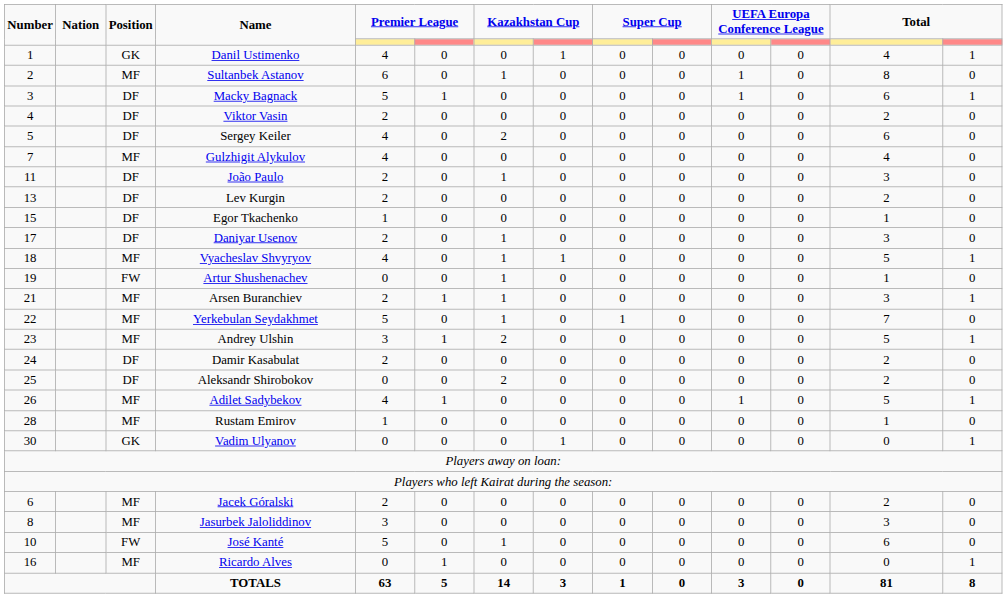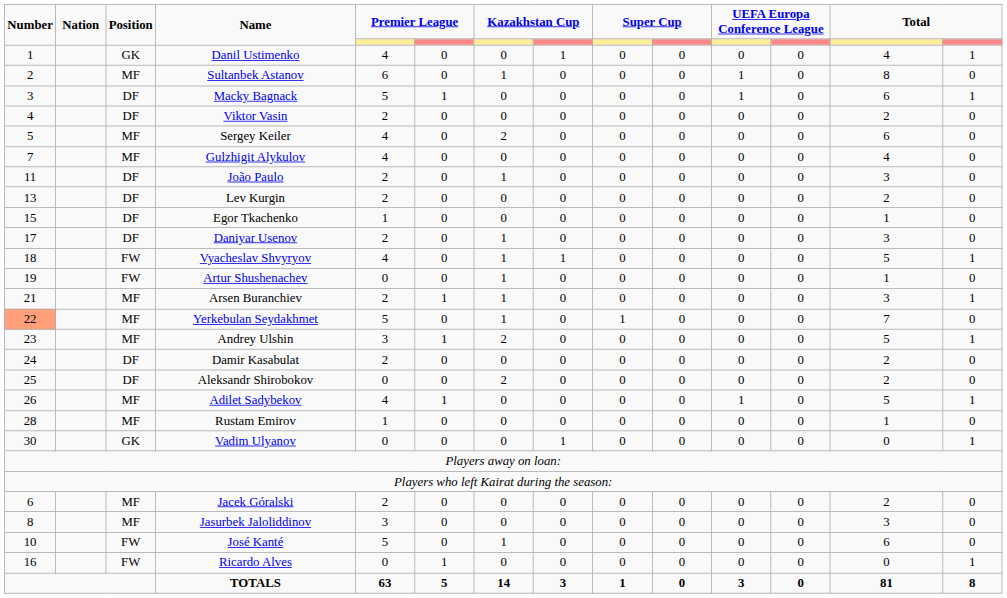(131, 136) DF -> (131, 136) MF
(131, 258) MF -> (131, 258) FW
(30, 319) no background -> (30, 319) lightsalmon background
(131, 562) MF -> (131, 562) FW
